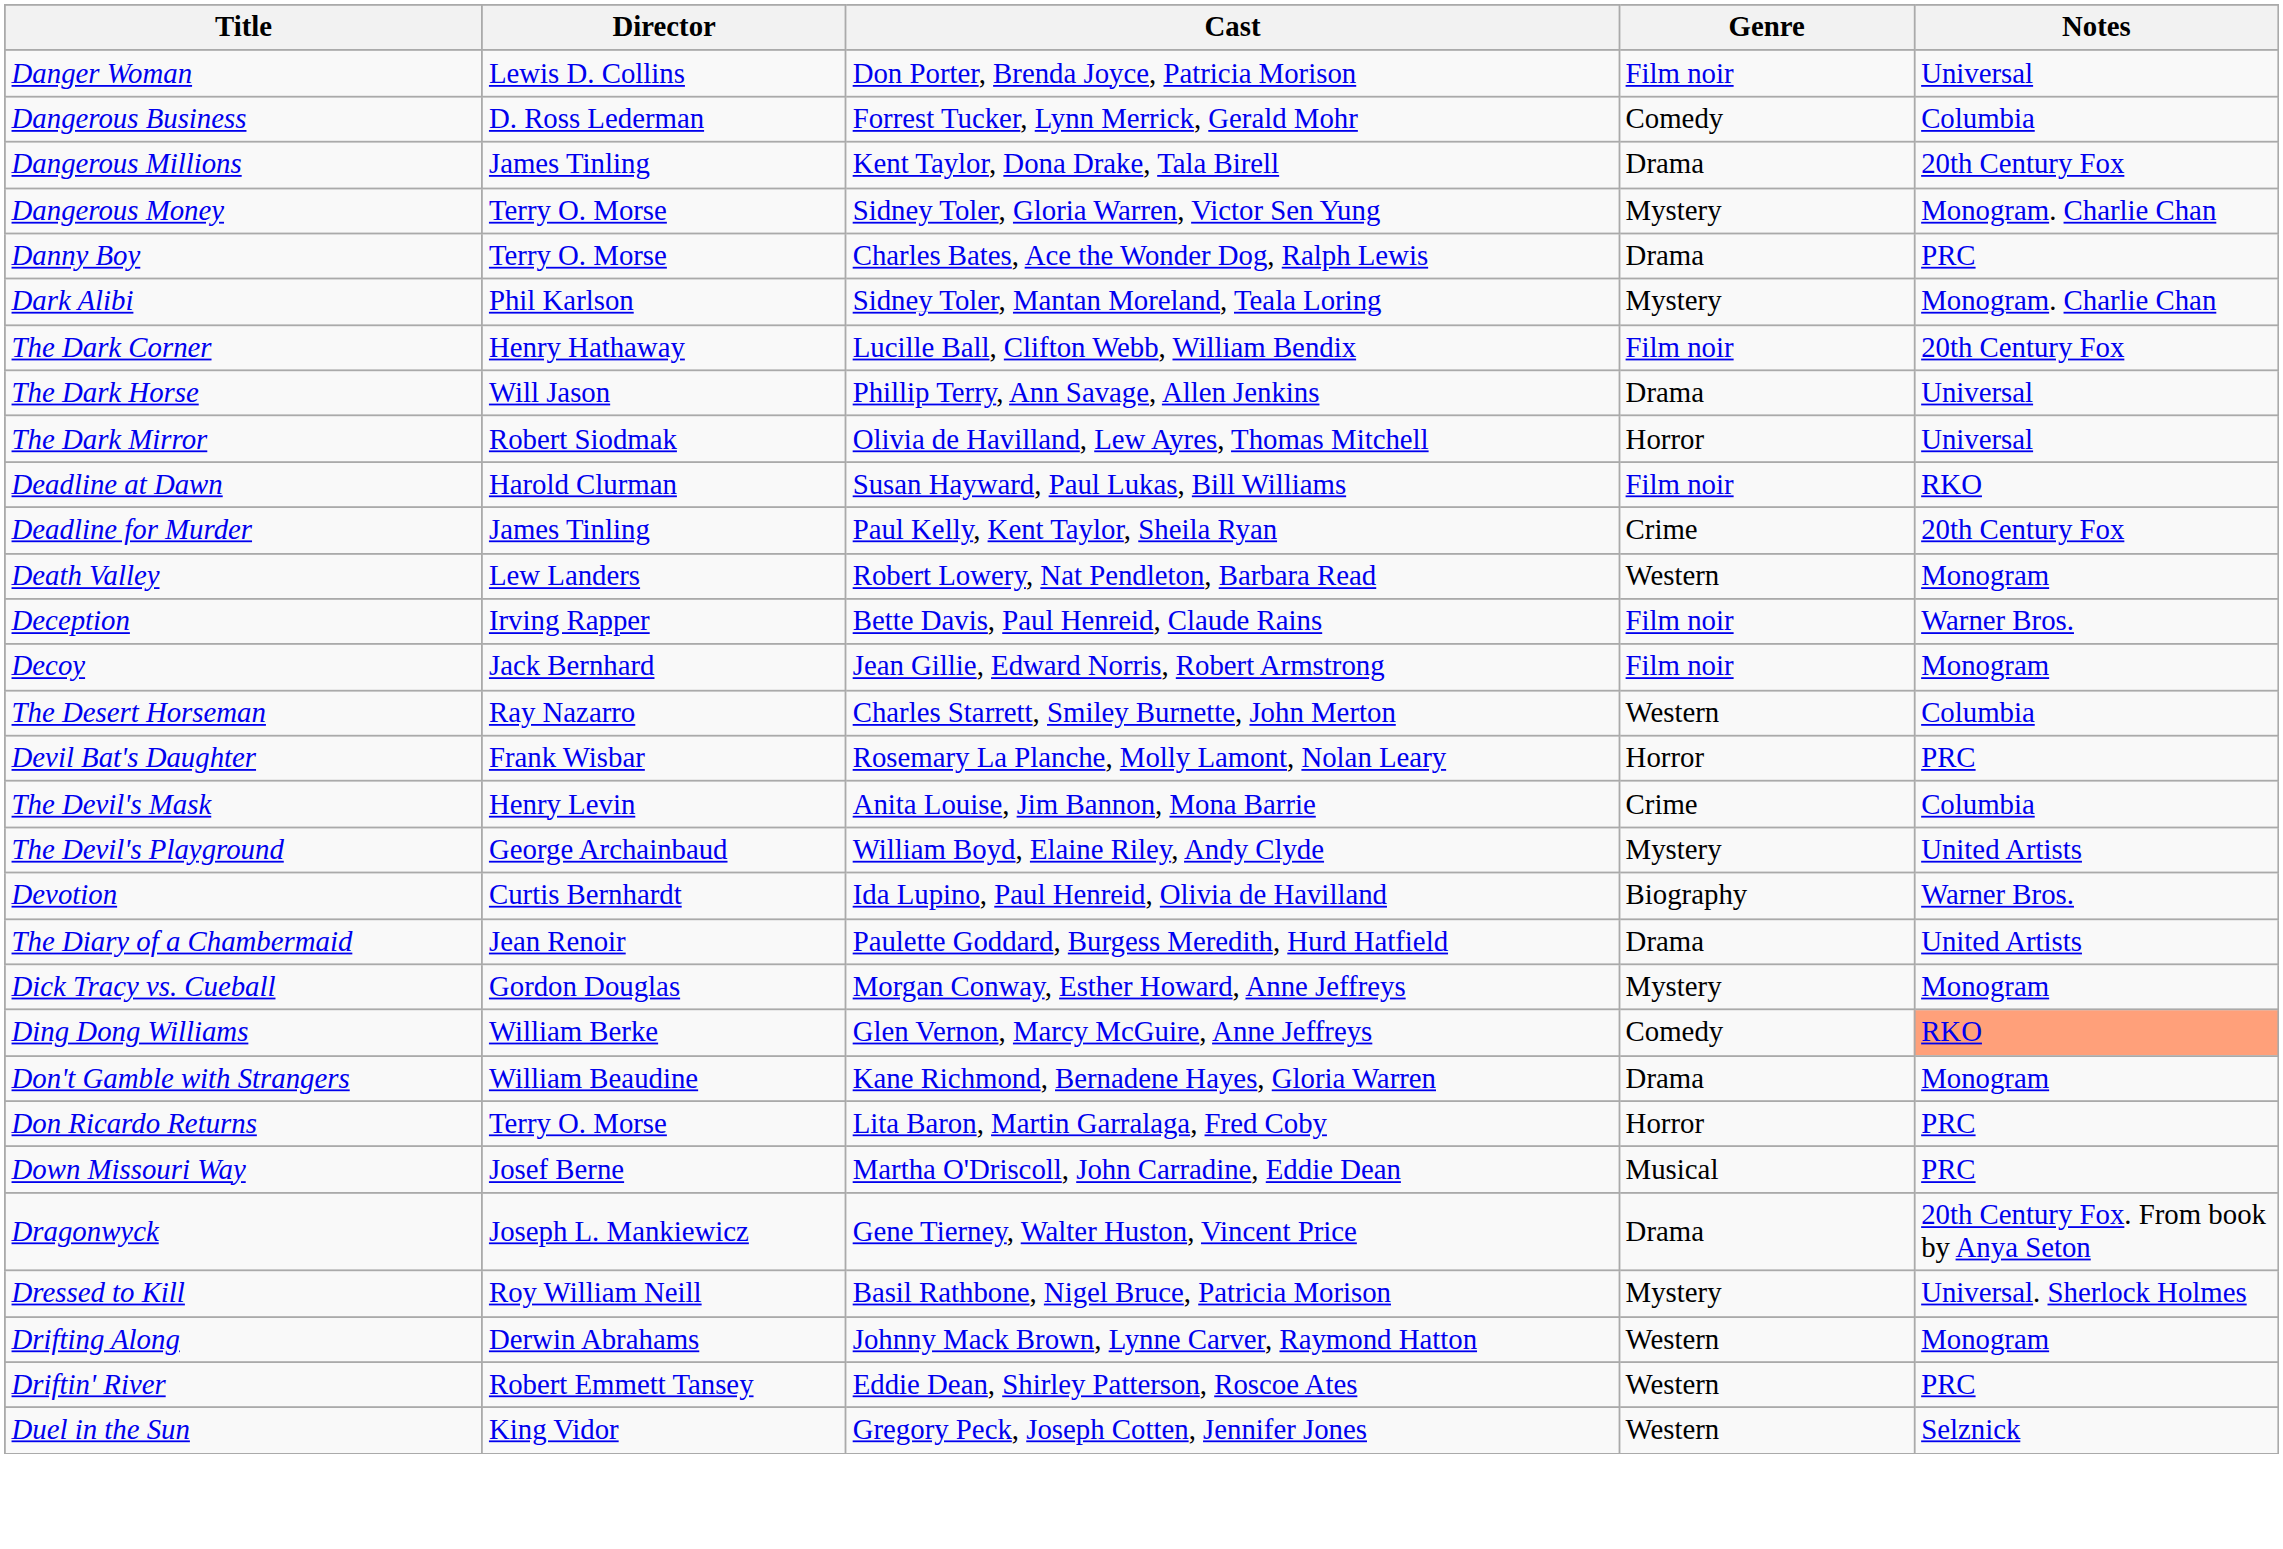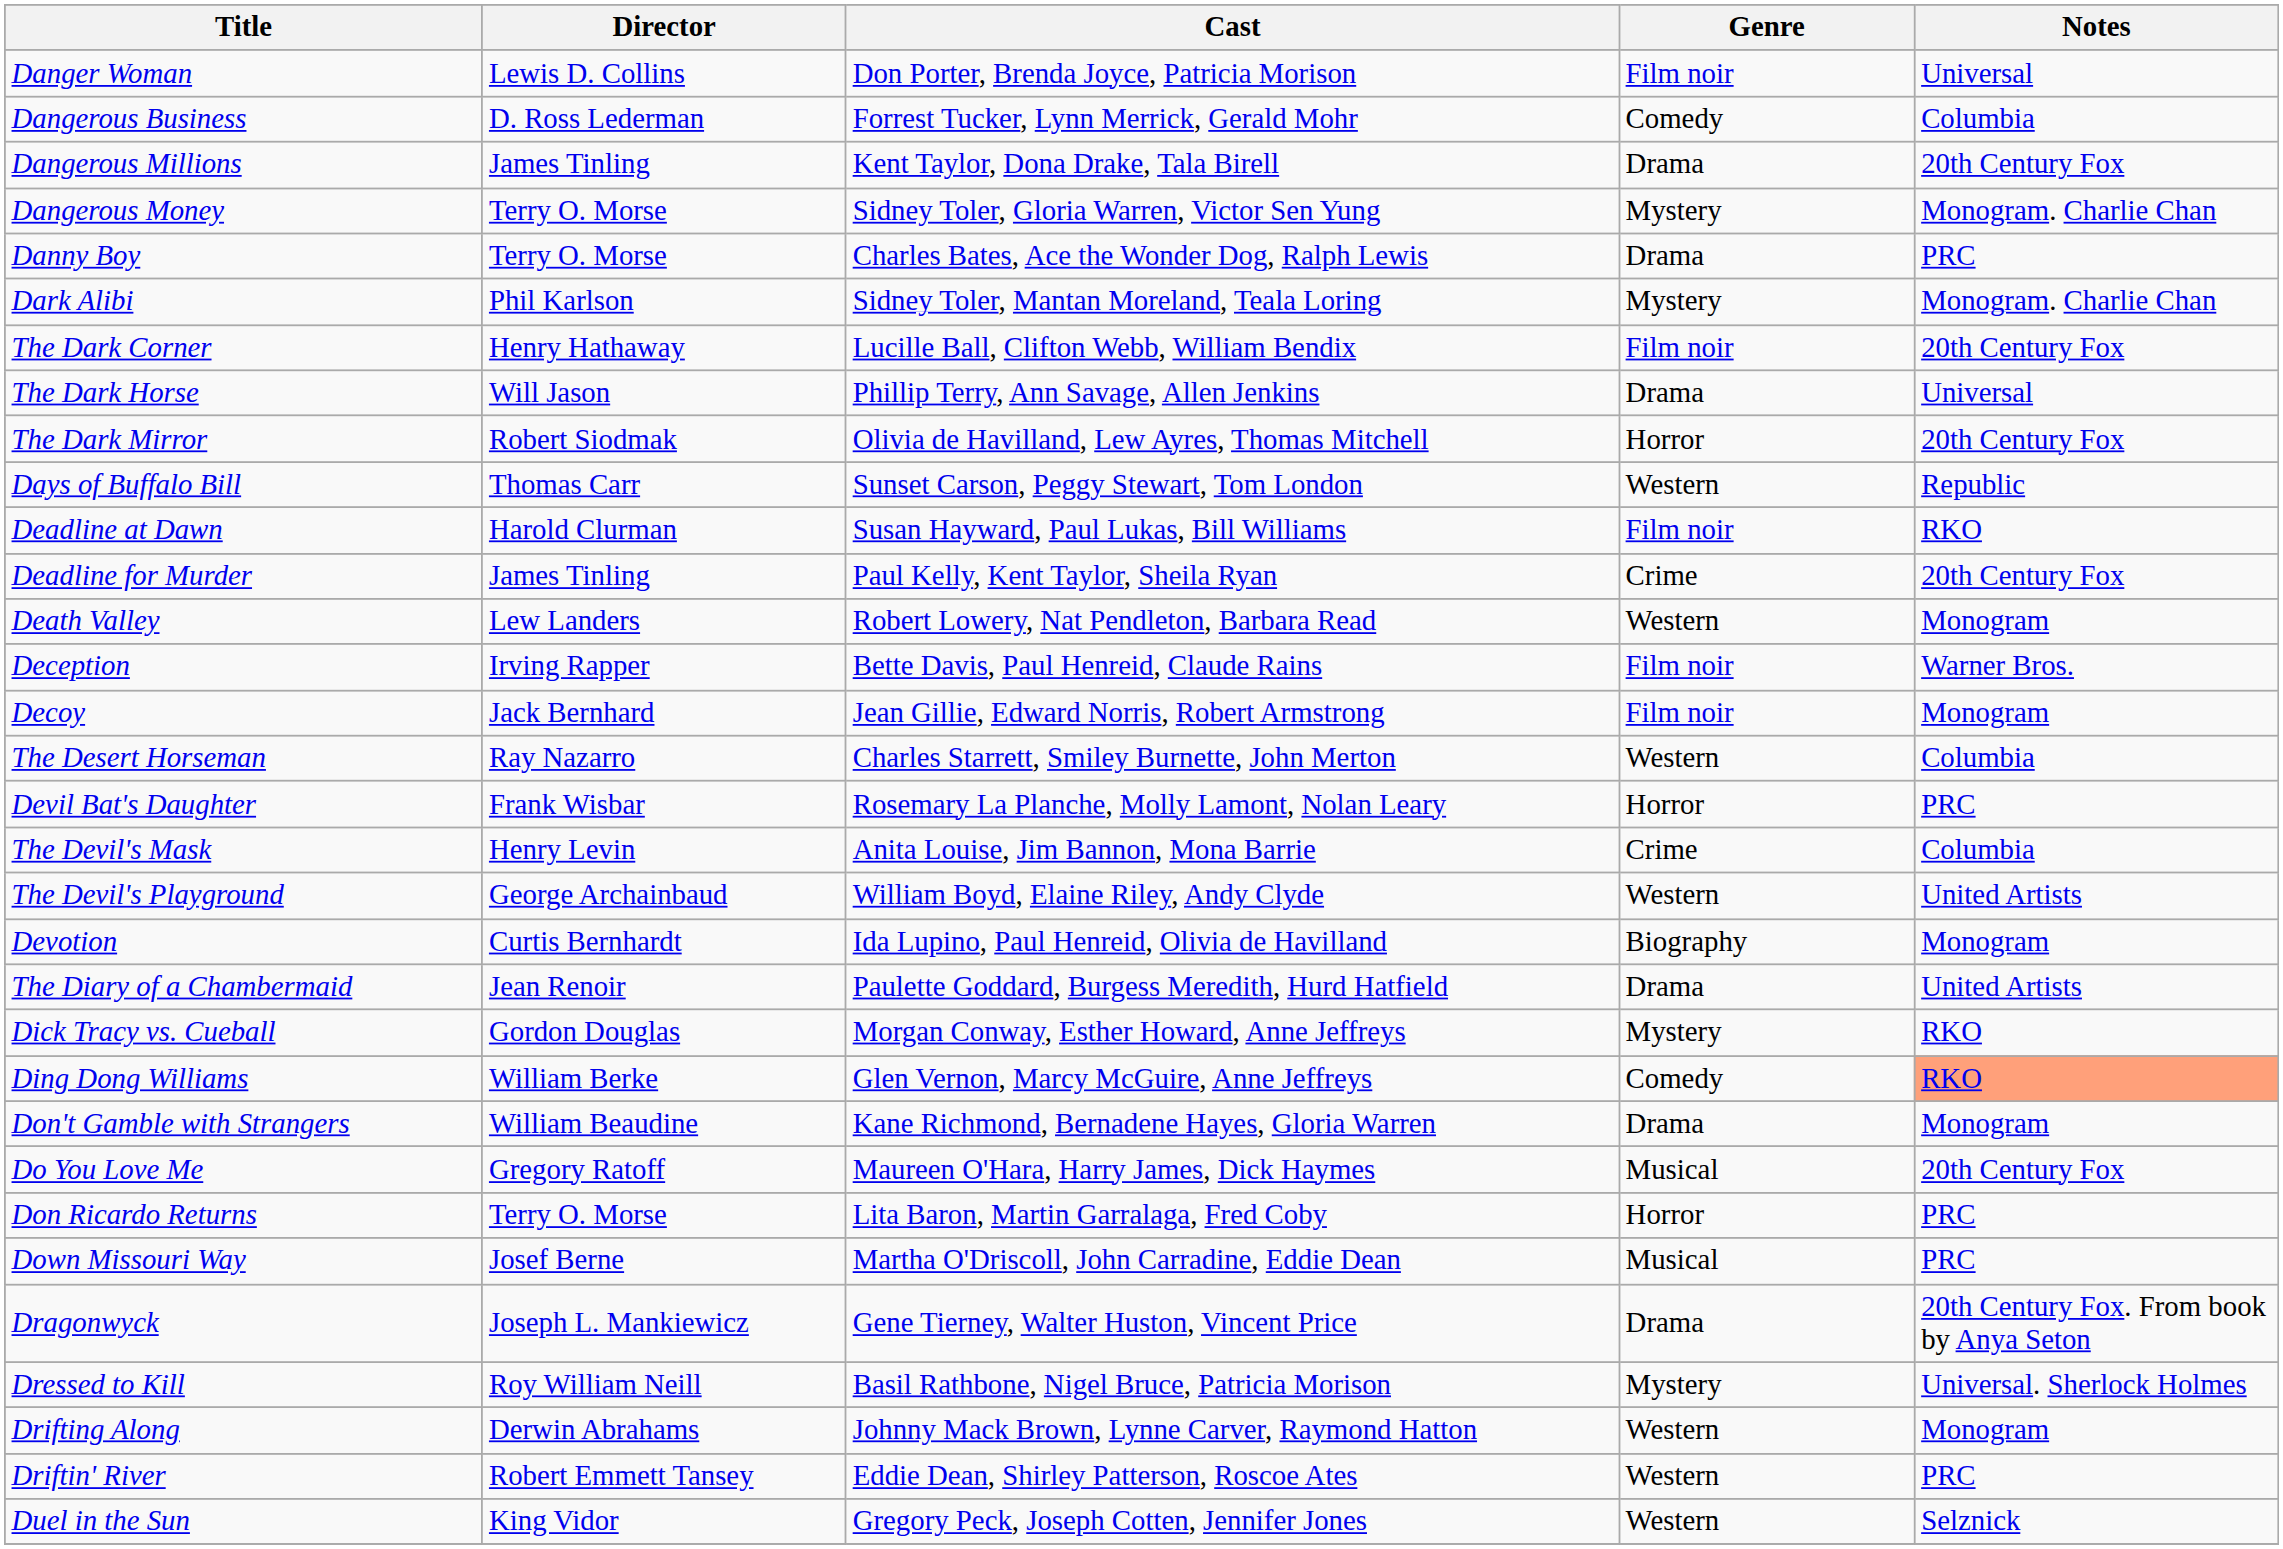(1977, 438) Universal -> (2023, 438) 20th Century Fox
+ row: (126, 484)
(1674, 849) Mystery -> (1672, 895) Western
(1998, 895) Warner Bros. -> (1985, 940) Monogram
(1985, 986) Monogram -> (1952, 1032) RKO
+ row: (107, 1169)
